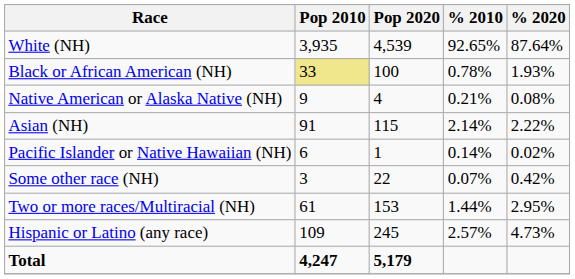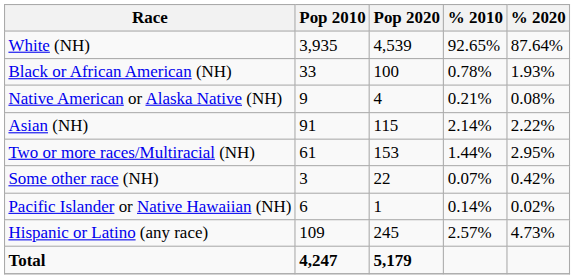(308, 71) khaki background -> (308, 71) no background
rows swapped: (150, 152) <-> (132, 206)
